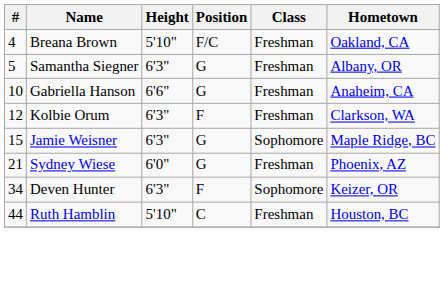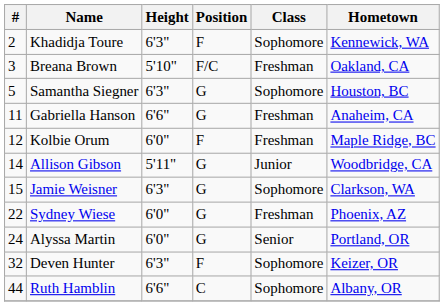+ row: (77, 41)
(12, 41) 4 -> (12, 66) 3
(284, 66) Freshman -> (289, 91) Sophomore
(366, 66) Albany, OR -> (369, 91) Houston, BC
(16, 91) 10 -> (15, 116) 11
(157, 116) 6'3" -> (157, 140) 6'0"
(373, 116) Clarkson, WA -> (383, 140) Maple Ridge, BC
+ row: (76, 165)
(383, 140) Maple Ridge, BC -> (373, 190) Clarkson, WA
(16, 165) 21 -> (16, 214) 22
+ row: (73, 239)
(16, 190) 34 -> (16, 264) 32
(161, 214) 5'10" -> (157, 288) 6'6"
(284, 214) Freshman -> (289, 288) Sophomore
(369, 214) Houston, BC -> (366, 288) Albany, OR
